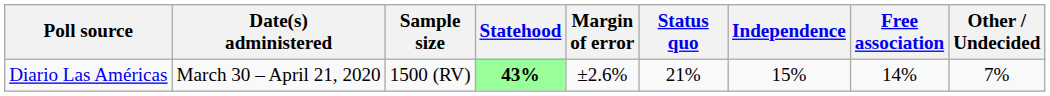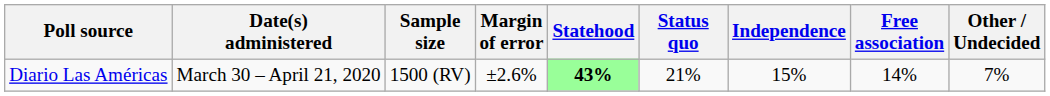columns swapped: (602, 31) <-> (520, 31)
